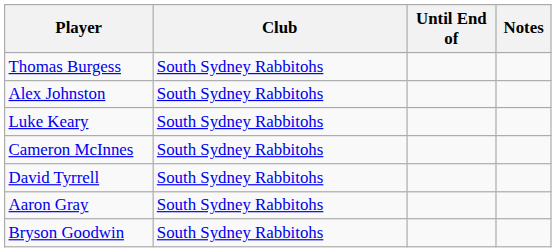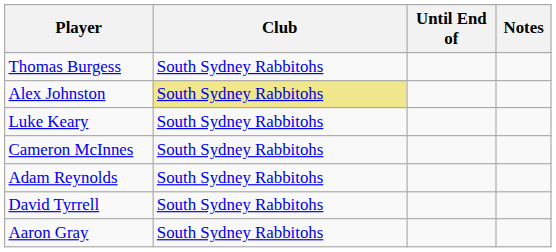(240, 94) no background -> (240, 94) khaki background
+ row: (63, 177)
- row: (66, 233)
